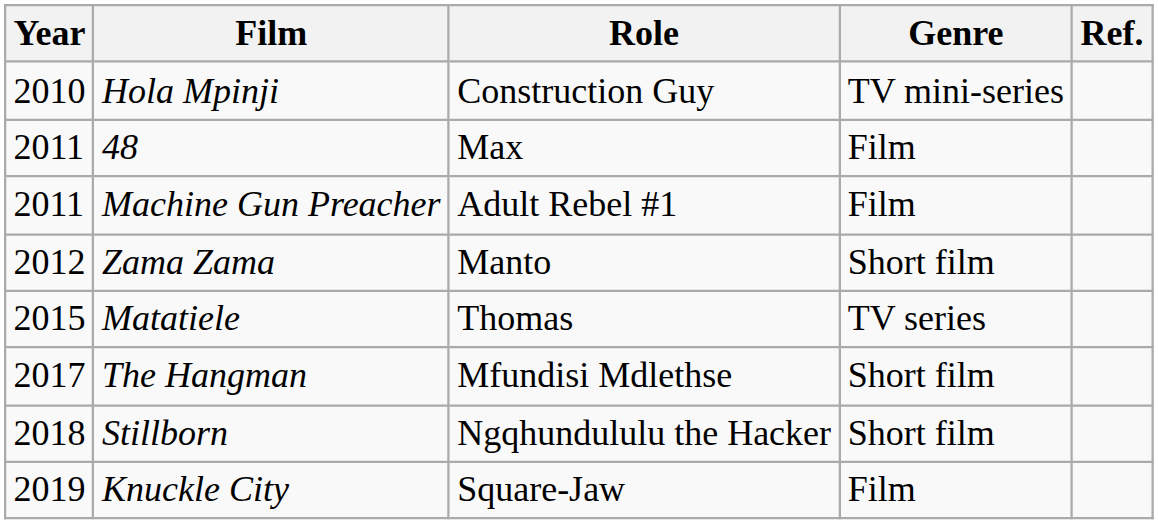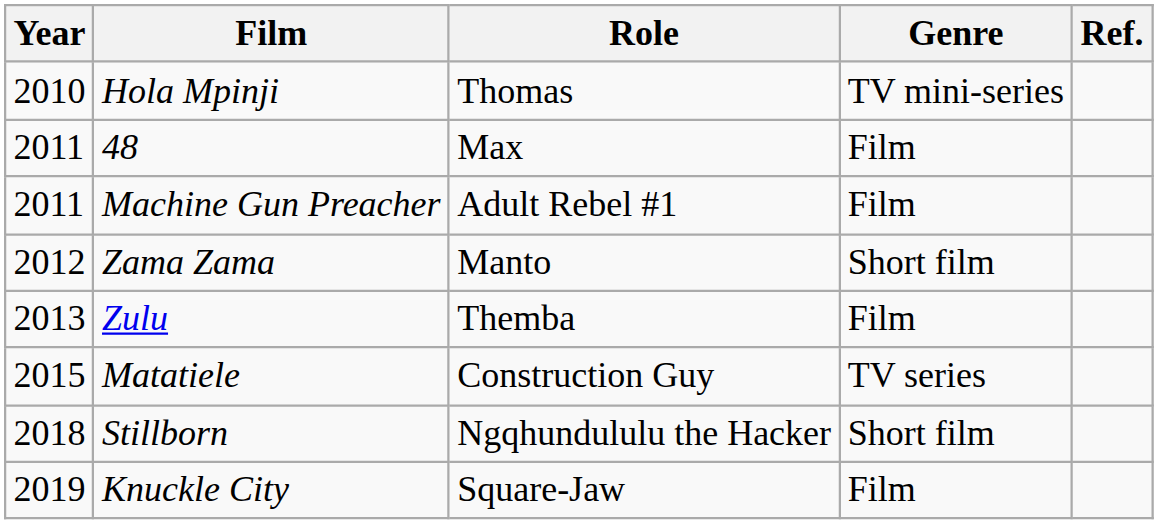(586, 90) Construction Guy -> (515, 90) Thomas
+ row: (135, 318)
(515, 318) Thomas -> (586, 375) Construction Guy
- row: (205, 375)
